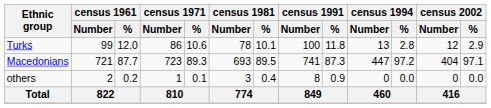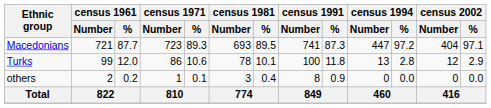rows swapped: (38, 62) <-> (20, 45)
